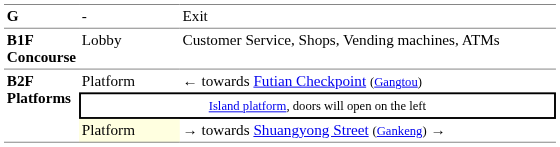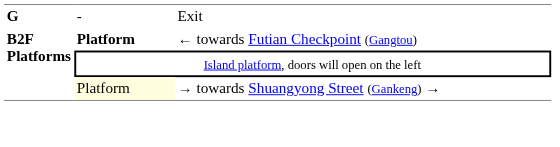- row: (341, 40)
(108, 80) normal -> (106, 39) bold
